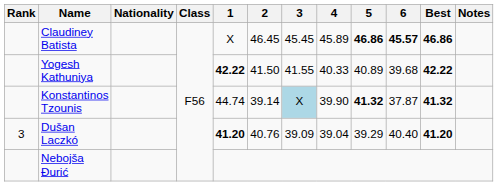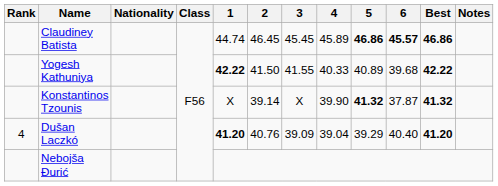(230, 38) X -> (230, 38) 44.74
(230, 102) 44.74 -> (230, 102) X
(299, 102) lightblue background -> (299, 102) no background
(21, 133) 3 -> (21, 133) 4
